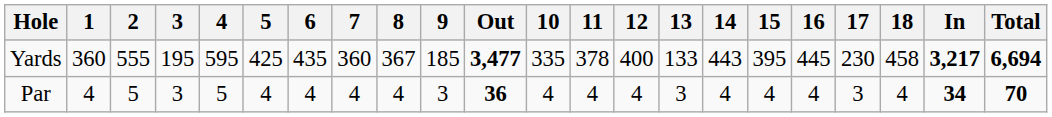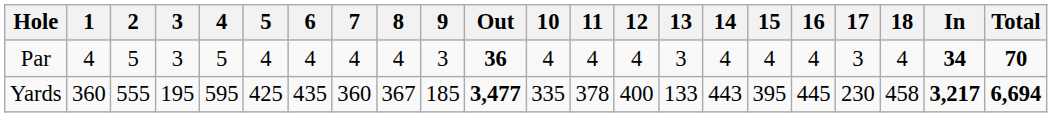rows swapped: (36, 58) <-> (36, 93)
